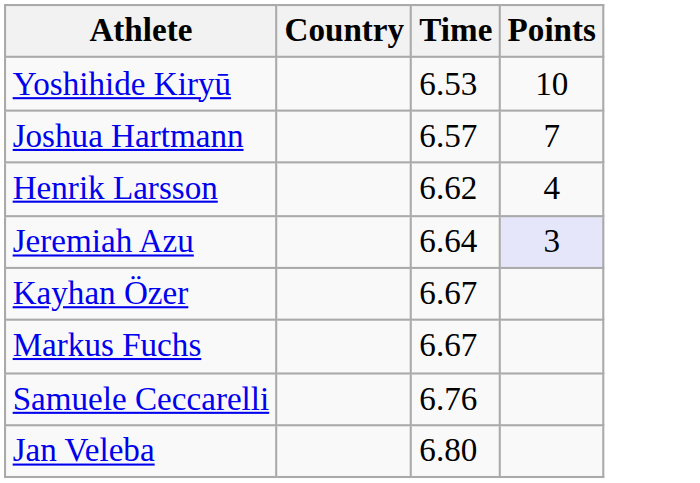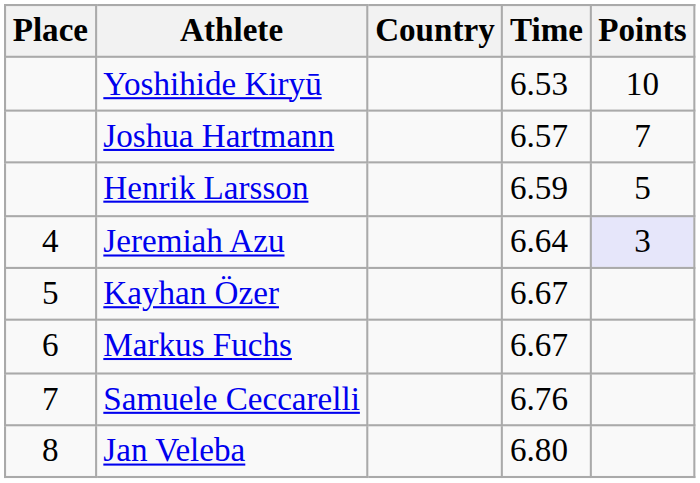+ column: (50, 30)
(448, 188) 6.62 -> (539, 188) 6.59
(552, 188) 4 -> (642, 188) 5
